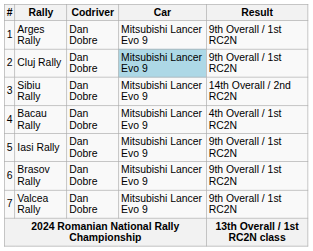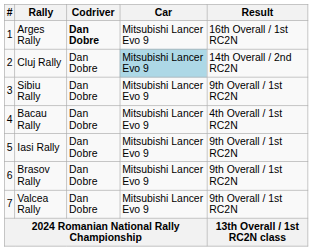(83, 35) normal -> (84, 35) bold
(245, 35) 9th Overall / 1st RC2N -> (249, 35) 16th Overall / 1st RC2N
(245, 63) 9th Overall / 1st RC2N -> (250, 63) 14th Overall / 2nd RC2N
(250, 91) 14th Overall / 2nd RC2N -> (246, 91) 9th Overall / 1st RC2N
